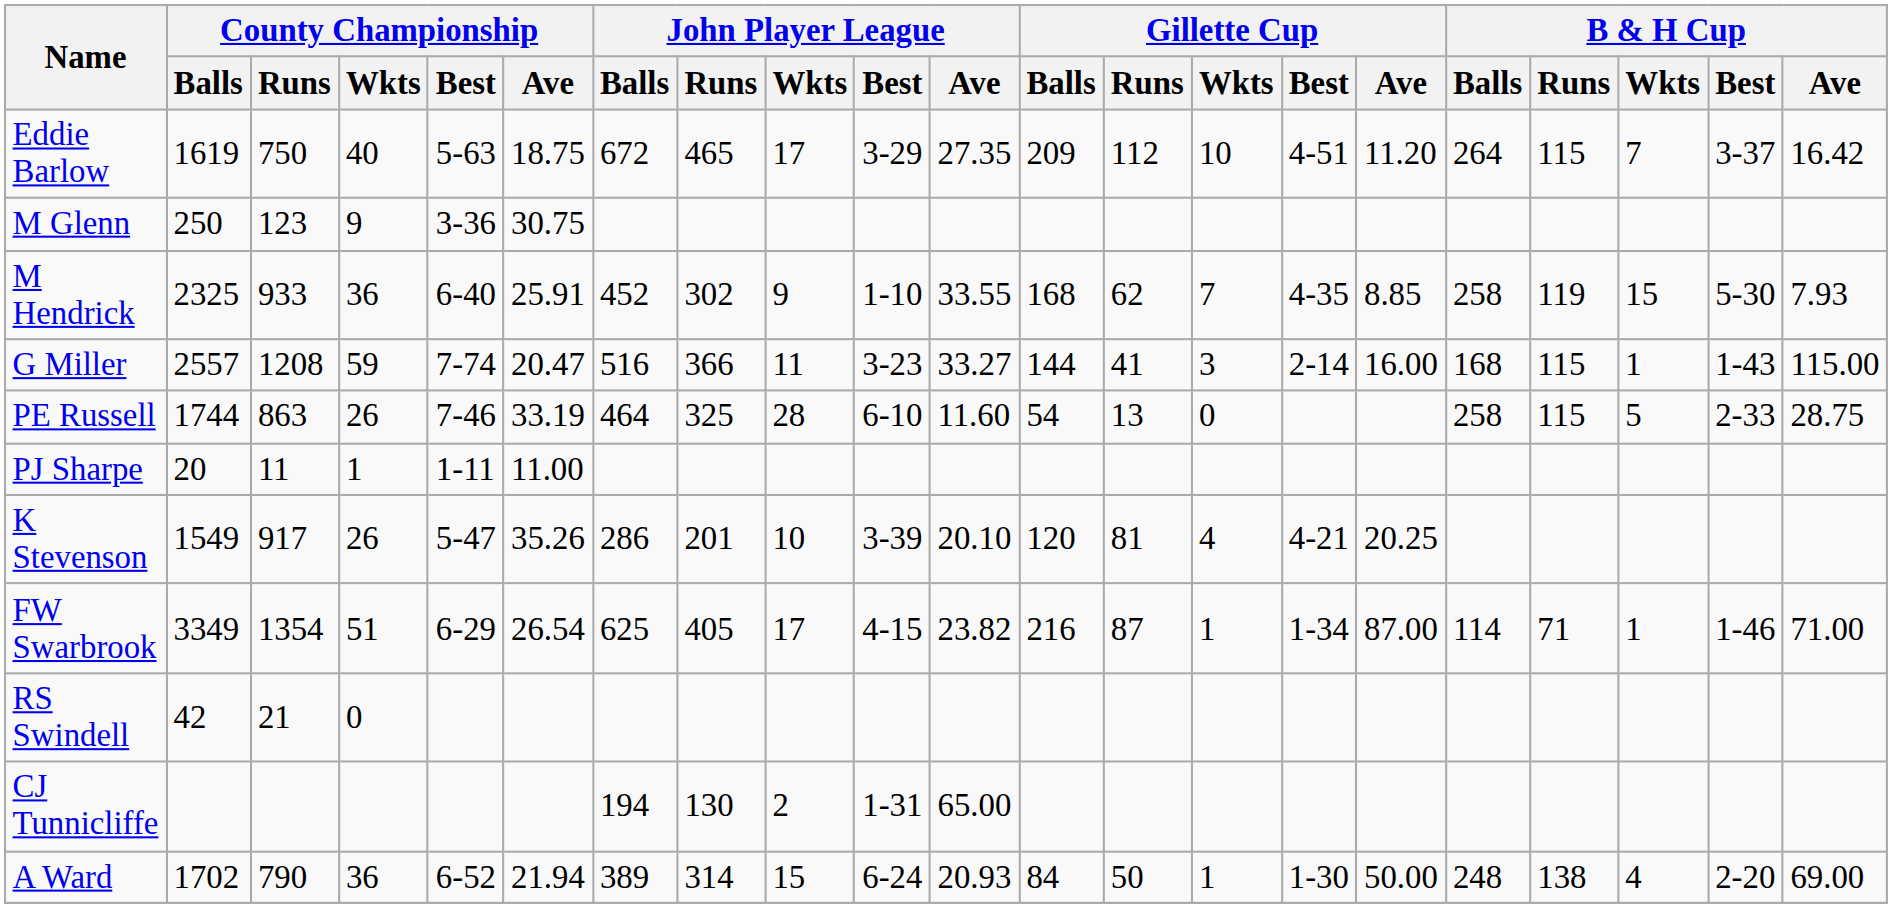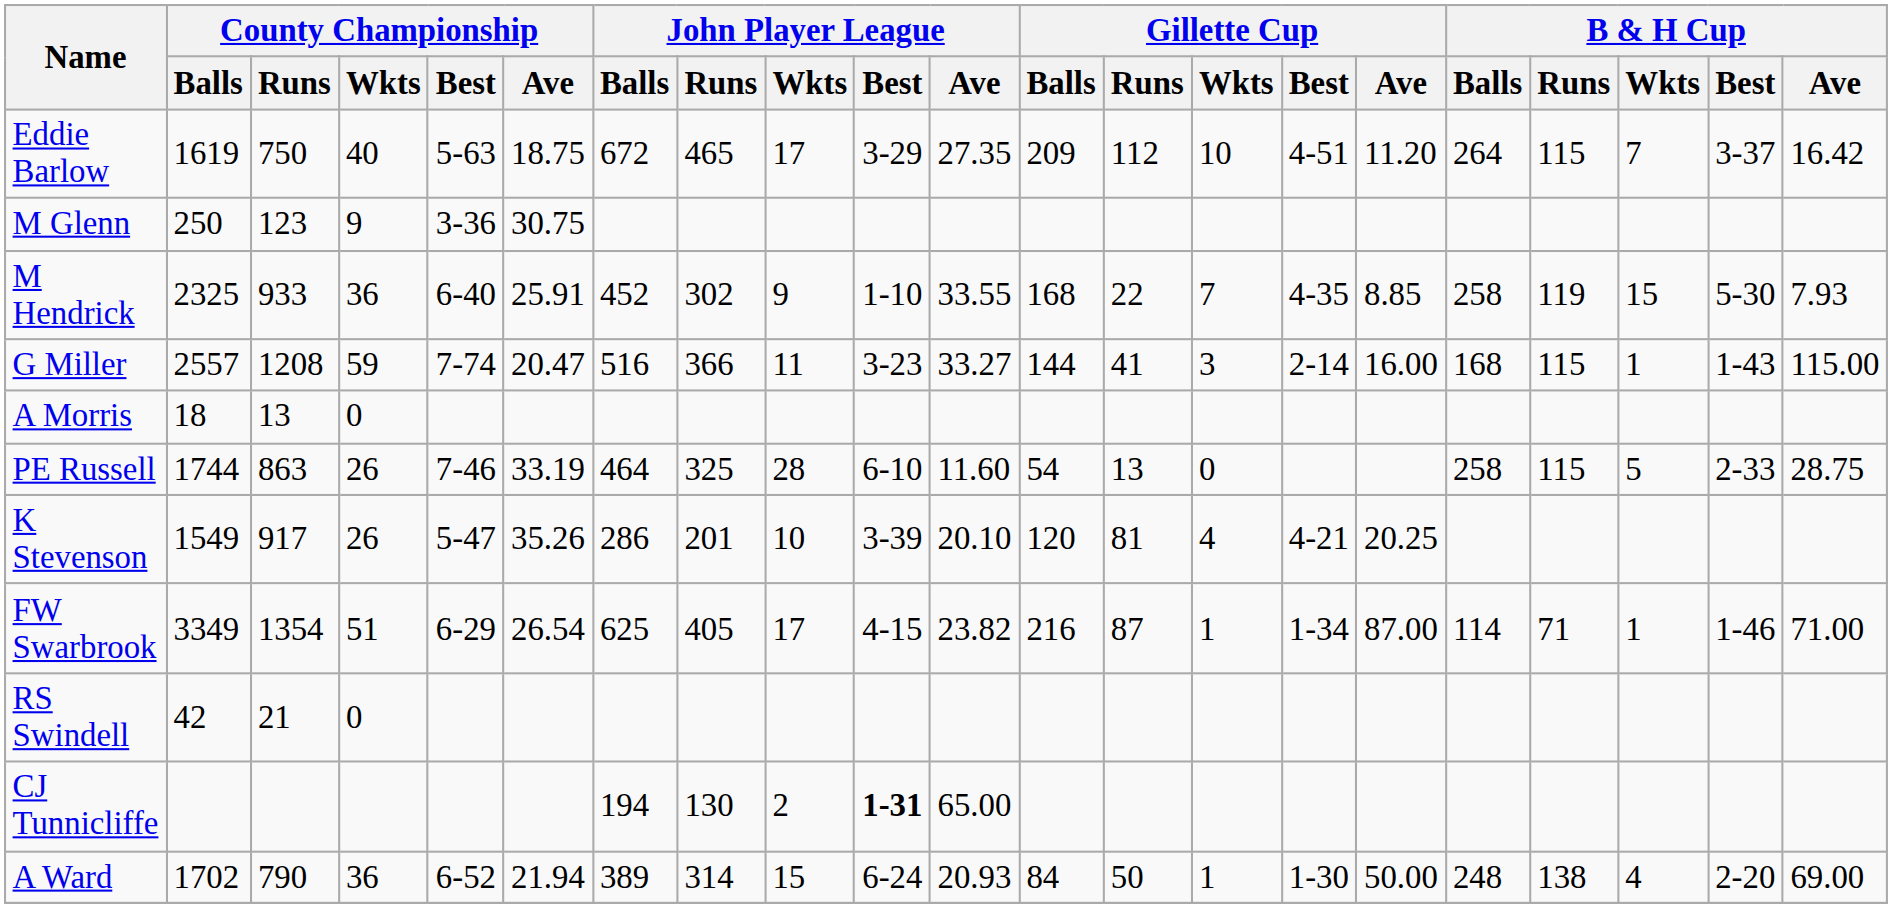(1127, 293) 62 -> (1127, 293) 22
+ row: (72, 416)
- row: (78, 468)
(892, 805) normal -> (892, 805) bold
